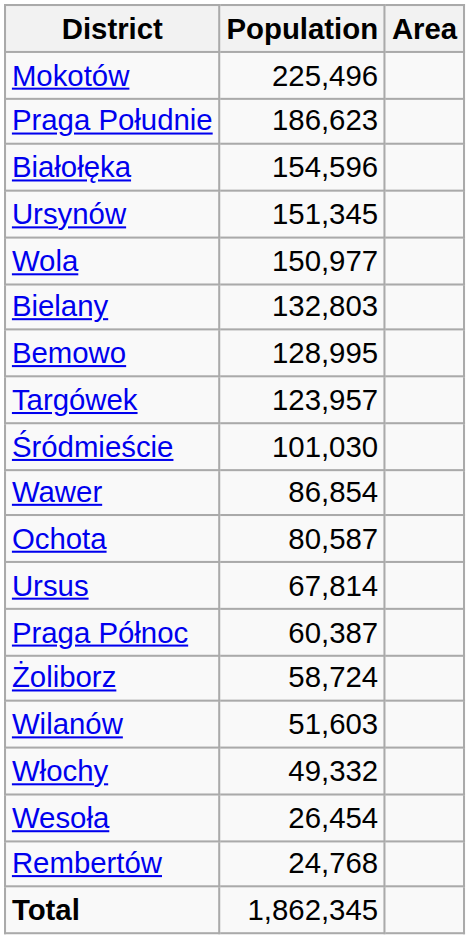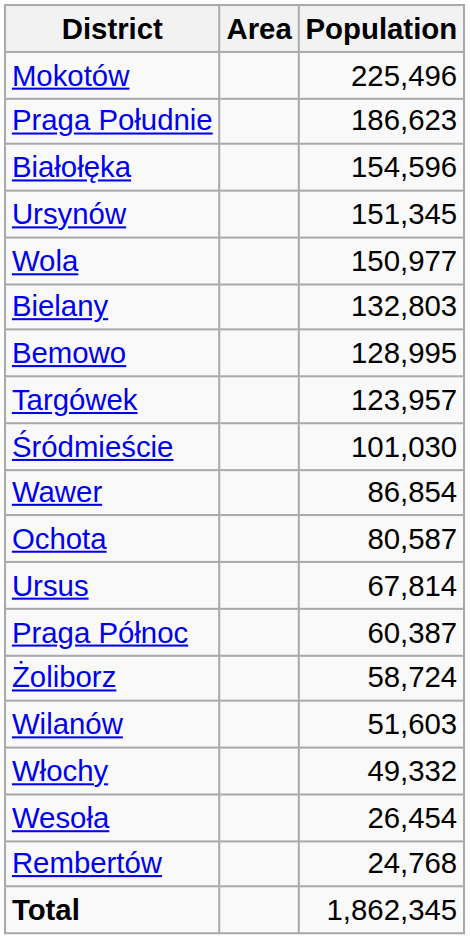columns swapped: (302, 29) <-> (425, 29)
